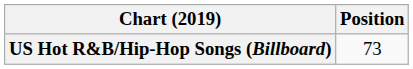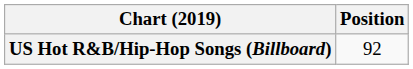(372, 49) 73 -> (372, 49) 92
